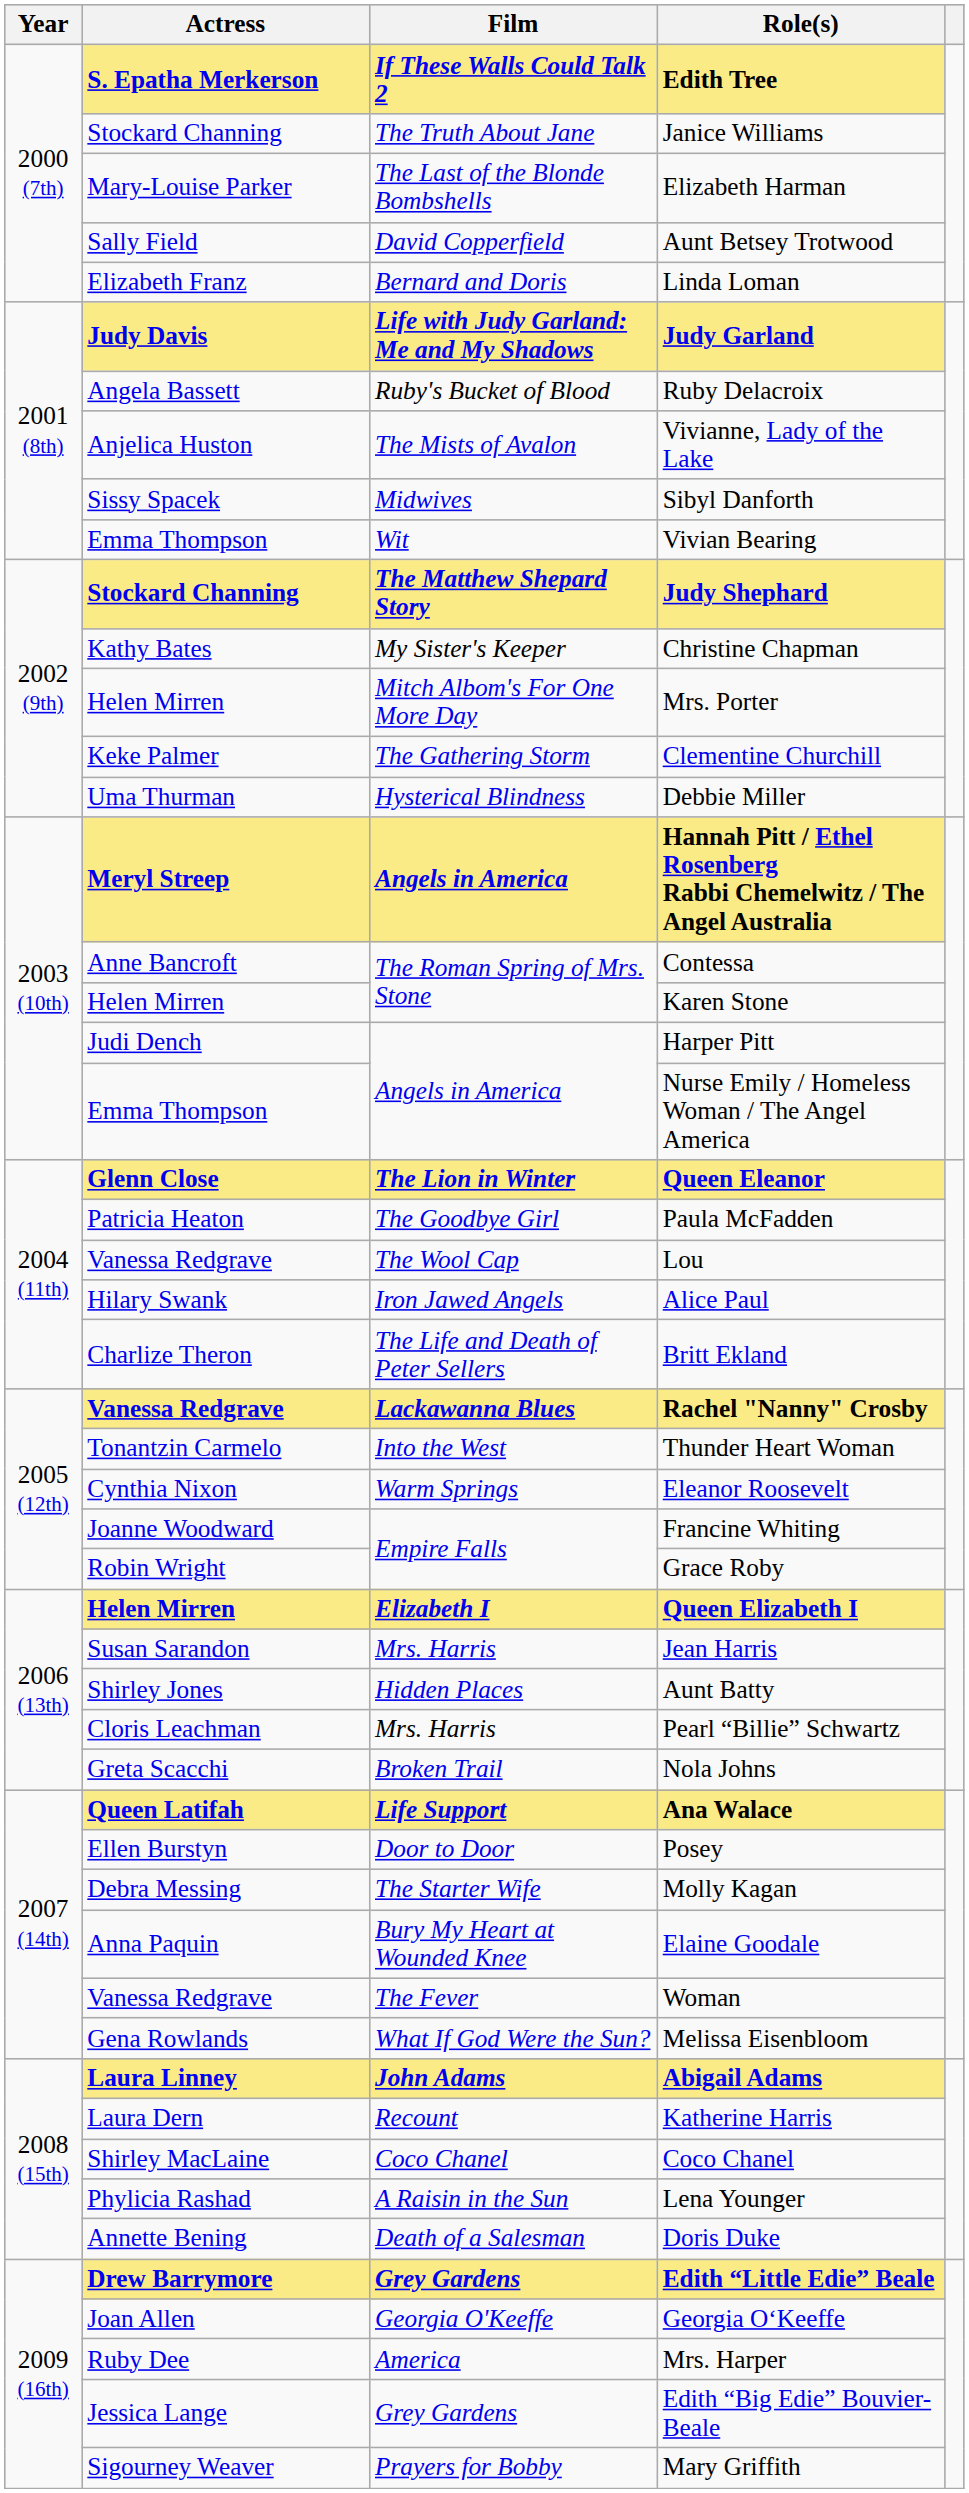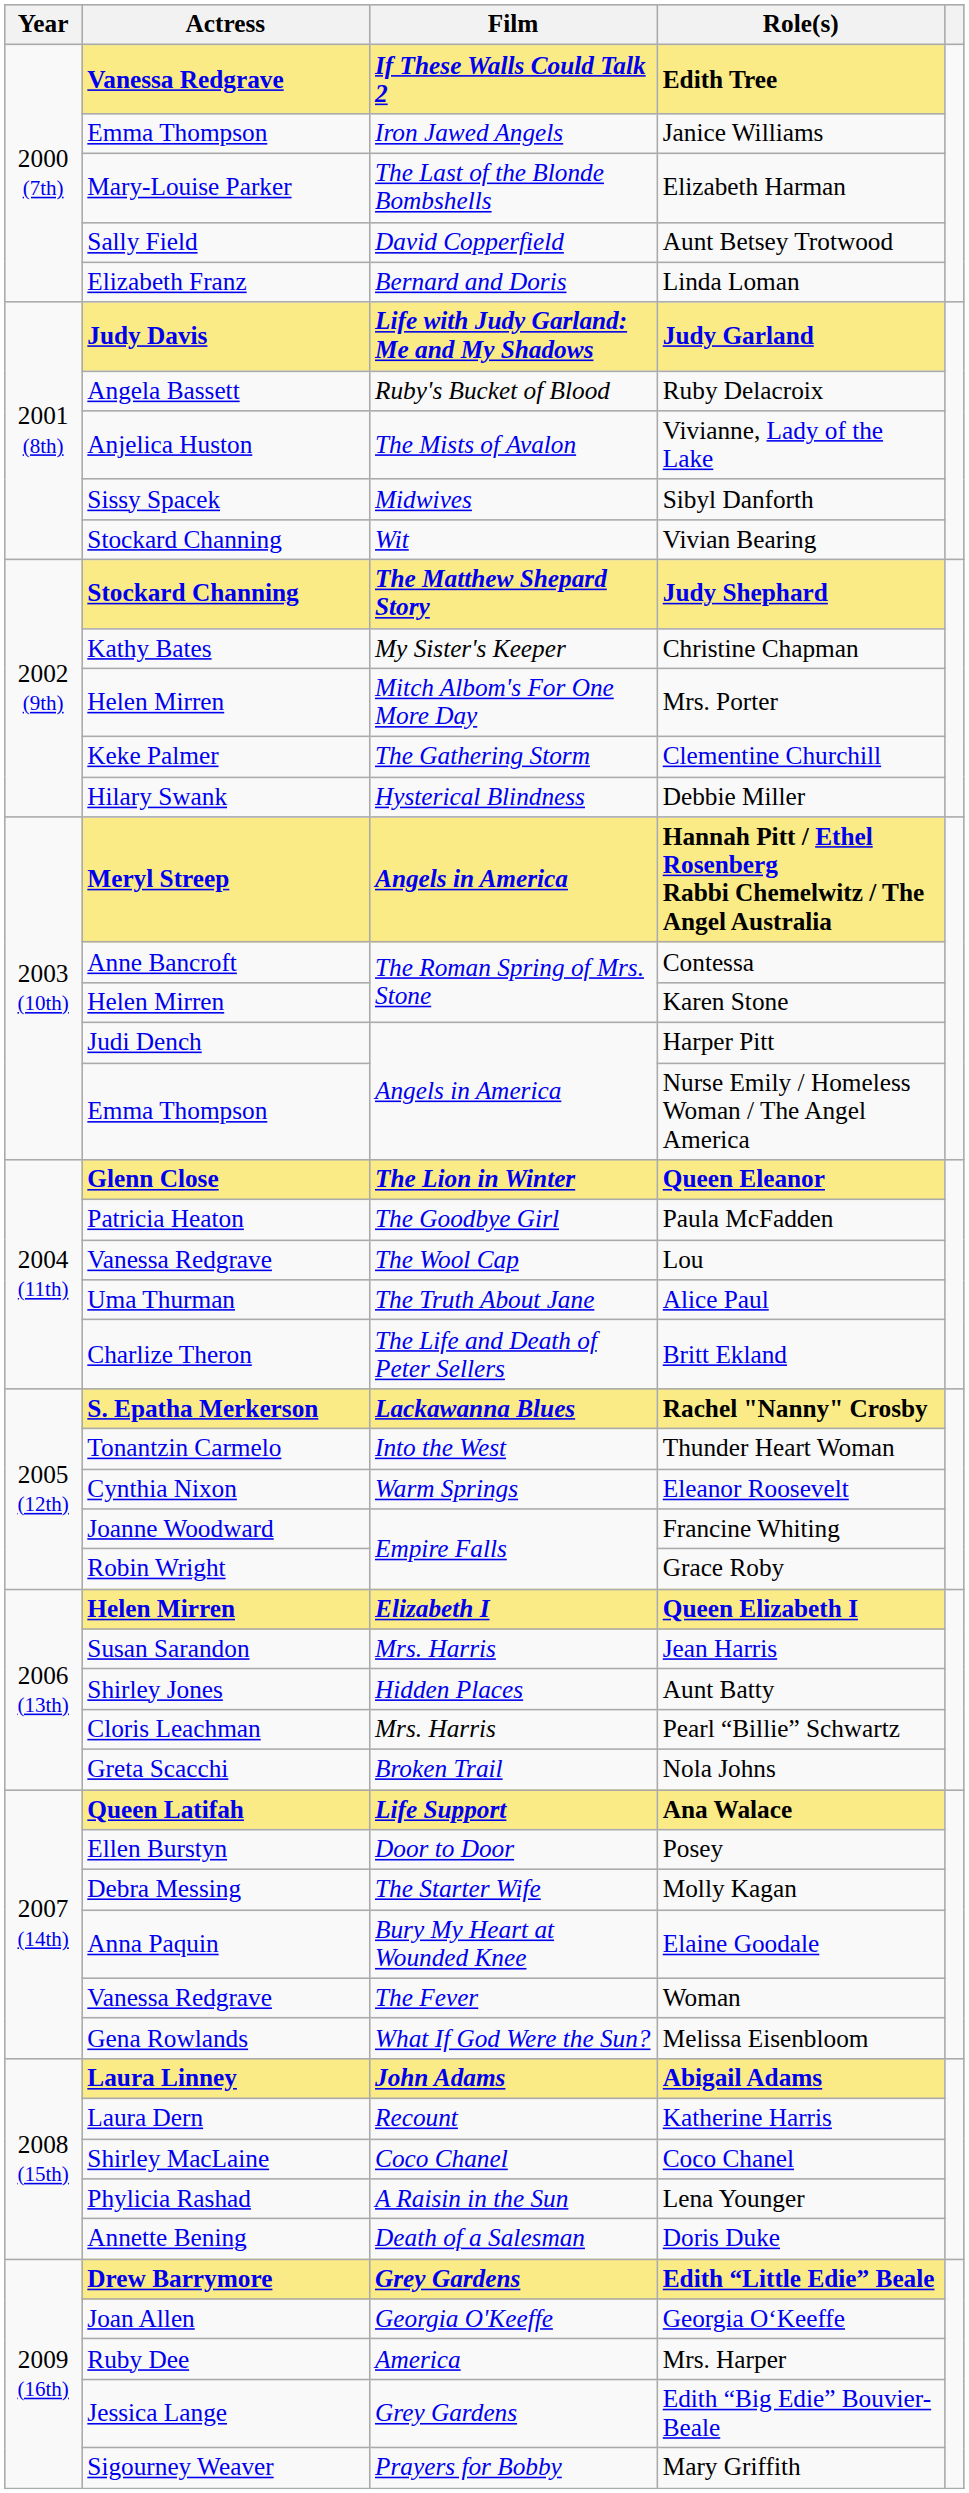(203, 78) S. Epatha Merkerson -> (186, 78) Vanessa Redgrave
(185, 133) Stockard Channing -> (177, 133) Emma Thompson
(485, 133) The Truth About Jane -> (469, 133) Iron Jawed Angels
(177, 539) Emma Thompson -> (185, 539) Stockard Channing
(161, 796) Uma Thurman -> (157, 796) Hilary Swank
(157, 1299) Hilary Swank -> (161, 1299) Uma Thurman
(469, 1299) Iron Jawed Angels -> (485, 1299) The Truth About Jane
(186, 1408) Vanessa Redgrave -> (203, 1408) S. Epatha Merkerson
